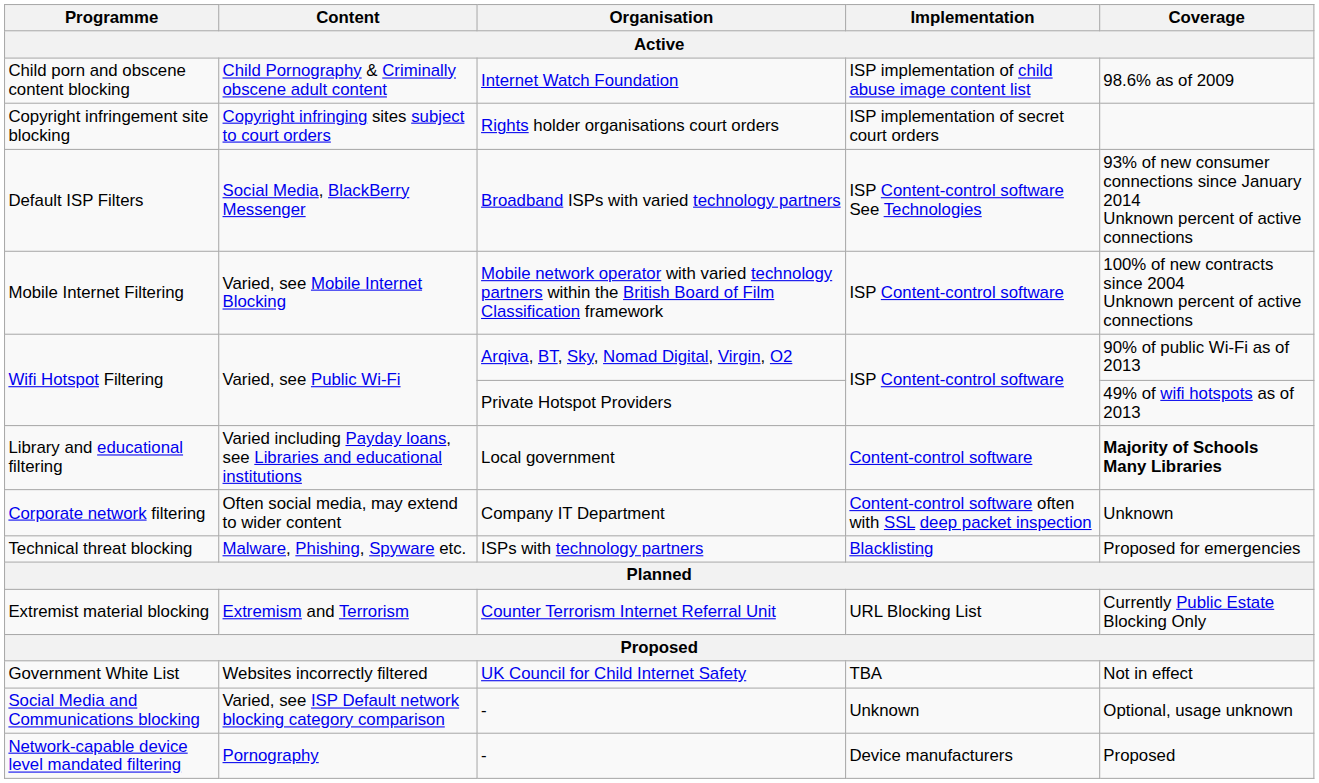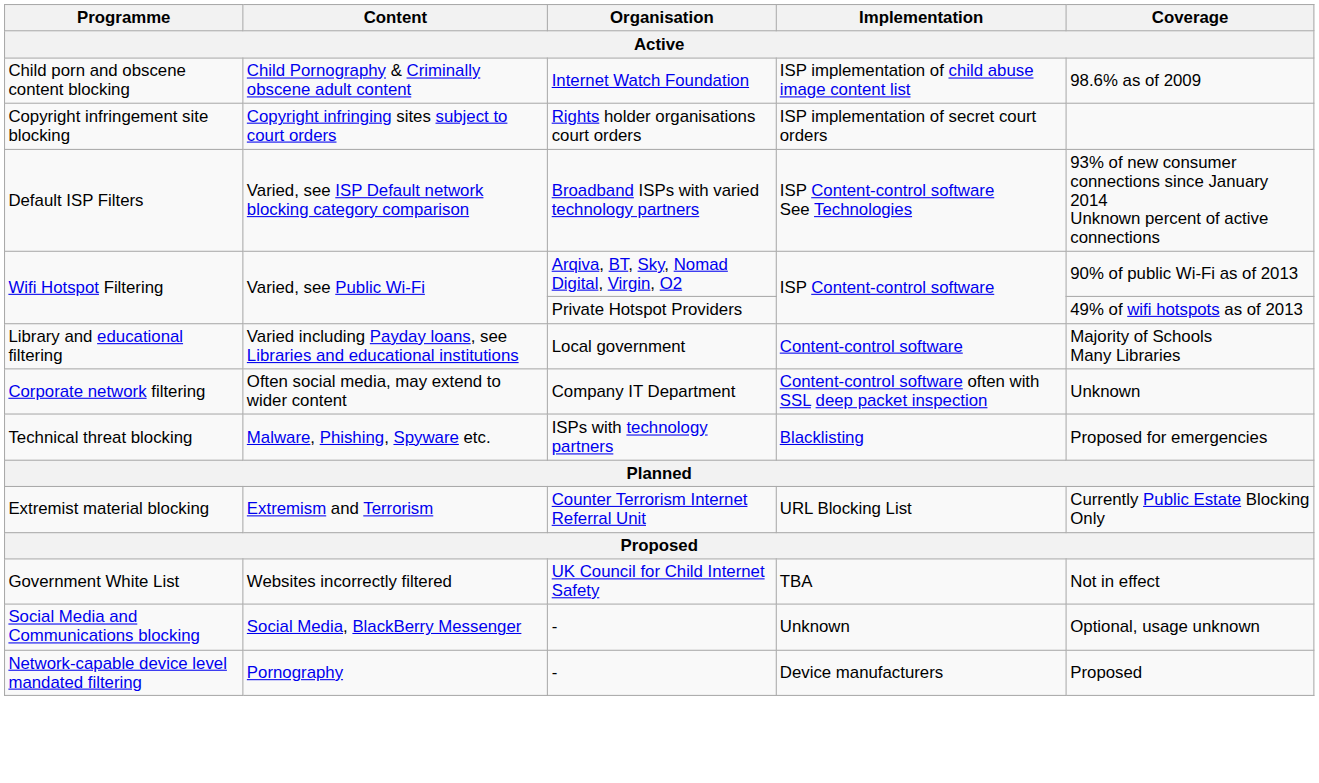(316, 199) Social Media, BlackBerry Messenger -> (365, 199) Varied, see ISP Default network blocking category comparison
- row: (96, 292)
(1181, 457) bold -> (1141, 346) normal
(341, 710) Varied, see ISP Default network blocking category comparison -> (384, 627) Social Media, BlackBerry Messenger
